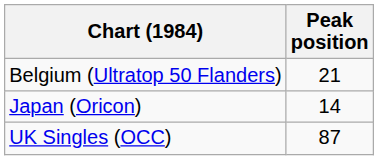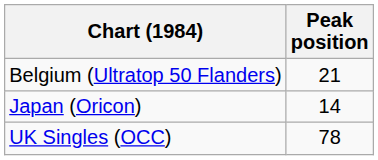(330, 138) 87 -> (330, 138) 78
